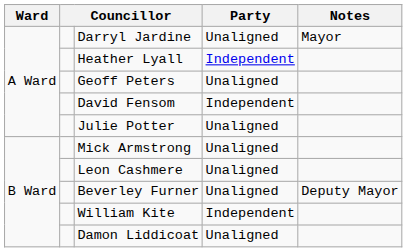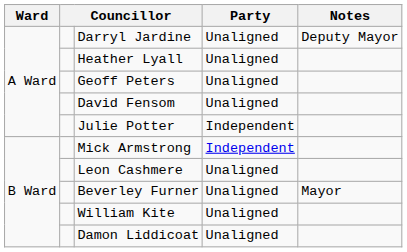(322, 38) Mayor -> (350, 38) Deputy Mayor
(250, 60) Independent -> (242, 60) Unaligned
(250, 104) Independent -> (242, 104) Unaligned
(242, 126) Unaligned -> (250, 126) Independent
(242, 148) Unaligned -> (250, 148) Independent
(350, 192) Deputy Mayor -> (322, 192) Mayor
(250, 214) Independent -> (242, 214) Unaligned
